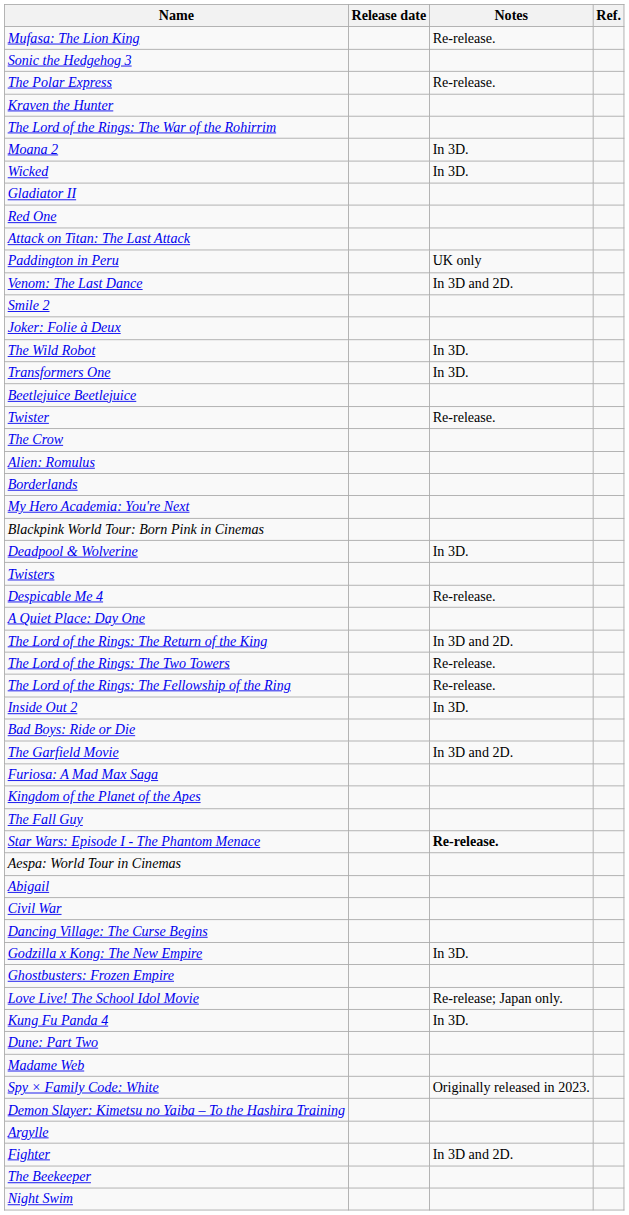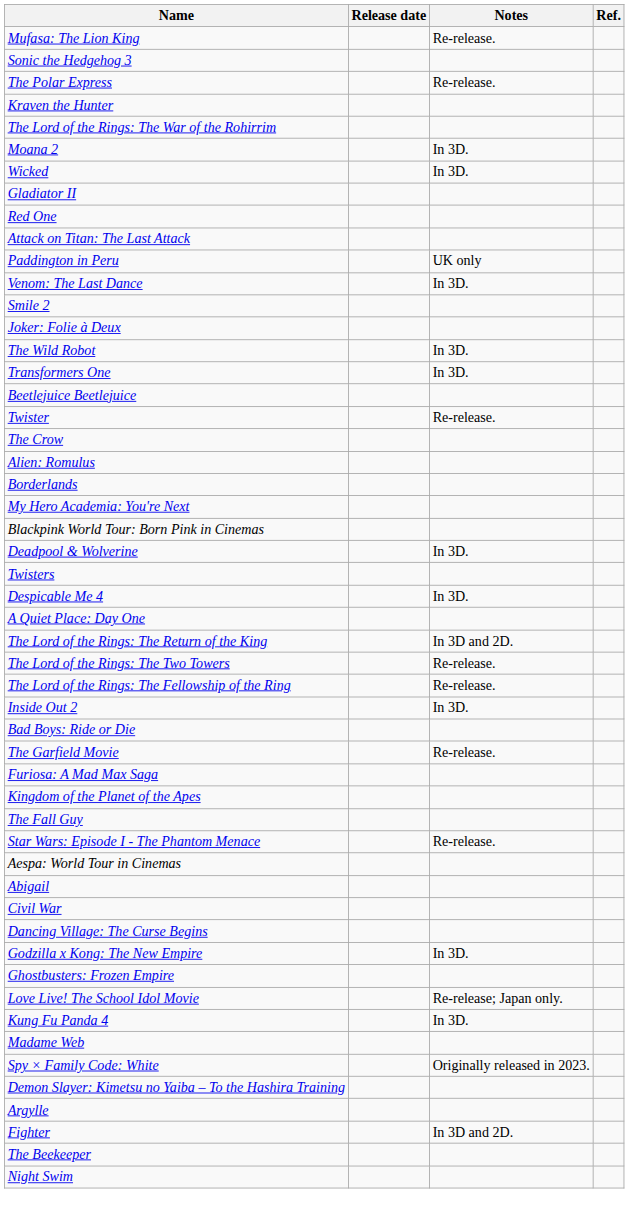(473, 283) In 3D and 2D. -> (451, 283) In 3D.
(464, 596) Re-release. -> (451, 596) In 3D.
(473, 752) In 3D and 2D. -> (464, 752) Re-release.
(466, 841) bold -> (464, 841) normal
- row: (53, 1042)
